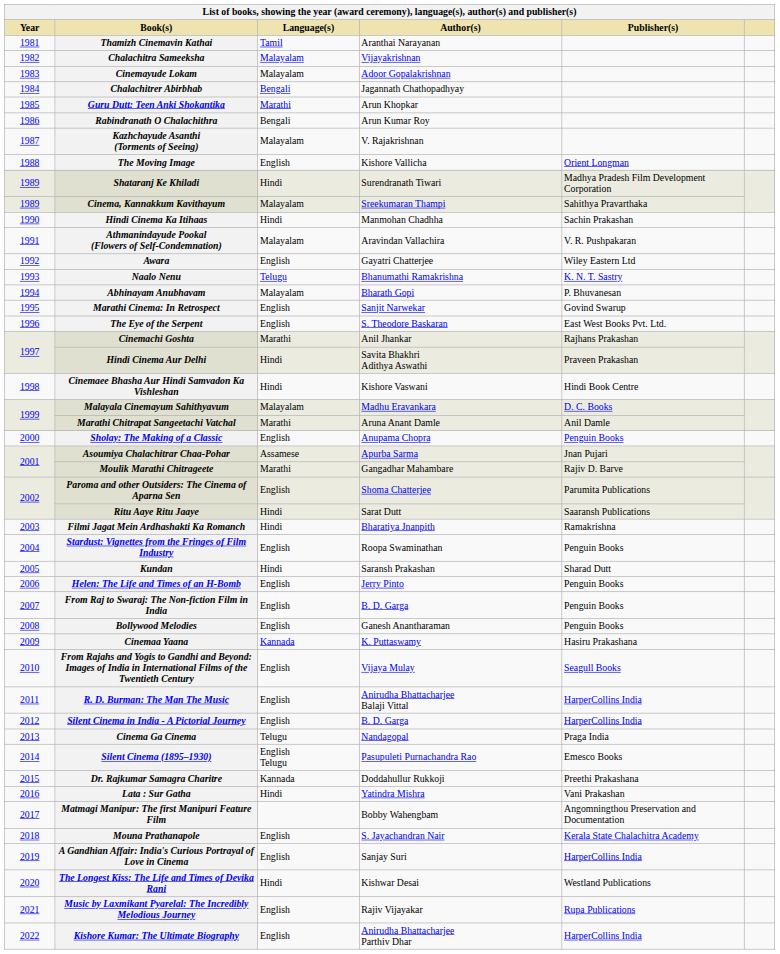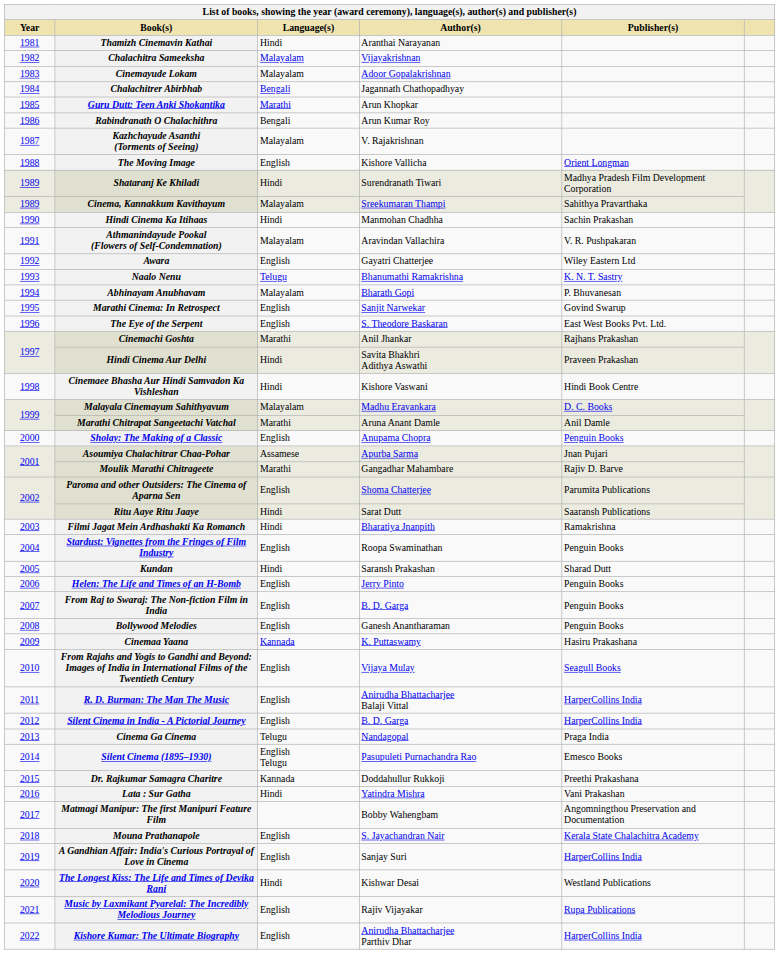(271, 43) Tamil -> (271, 43) Hindi
